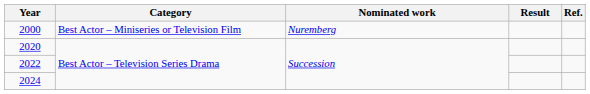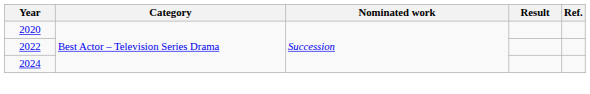- row: (30, 30)
